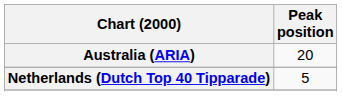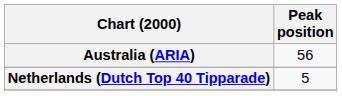(305, 55) 20 -> (305, 55) 56
